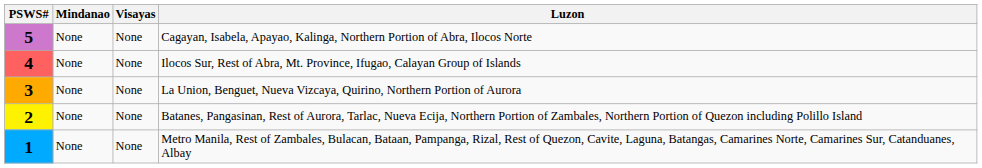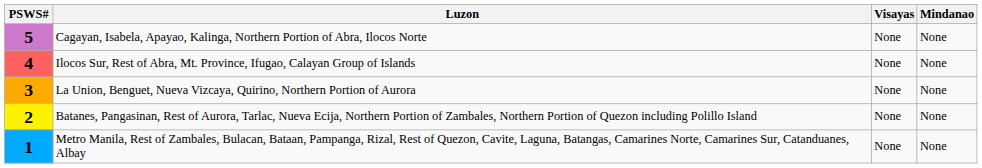columns swapped: (568, 14) <-> (83, 14)
